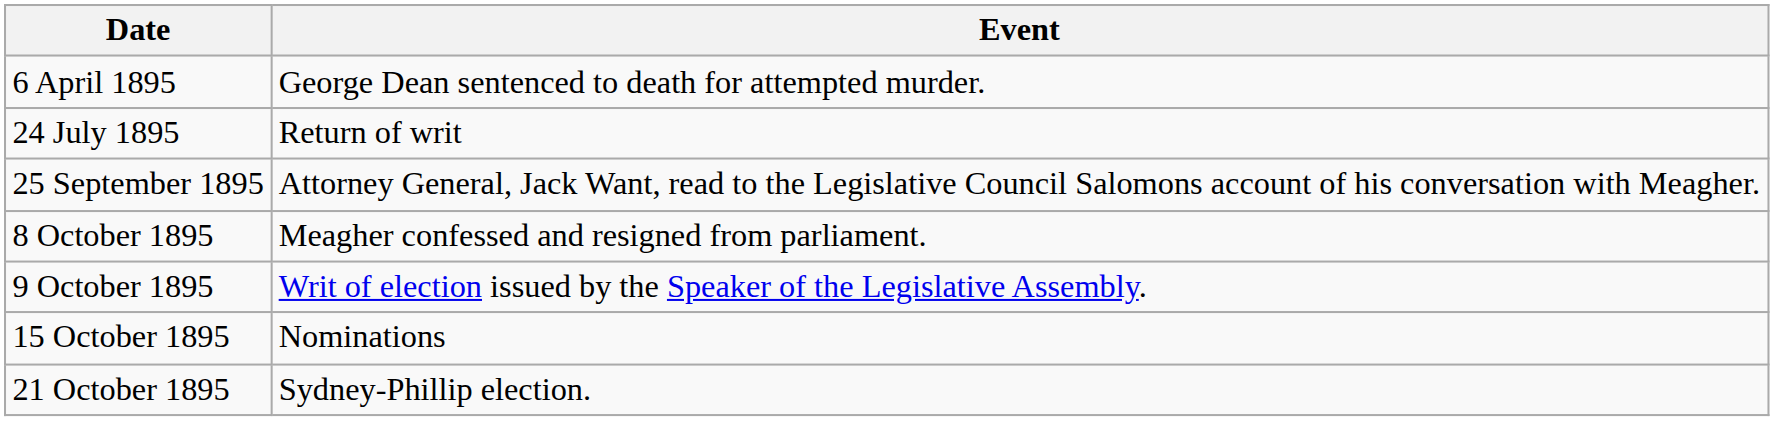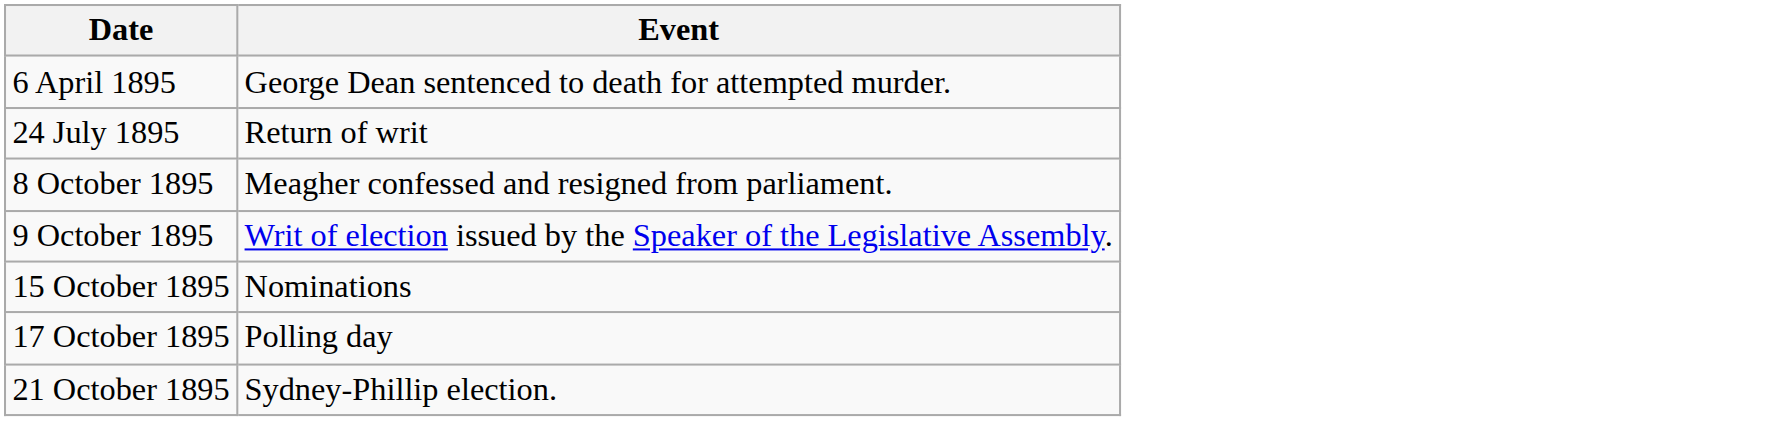- row: (138, 183)
+ row: (121, 337)
